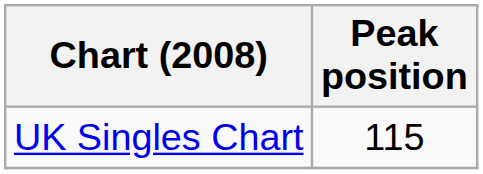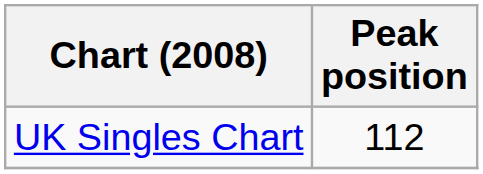(394, 136) 115 -> (394, 136) 112
